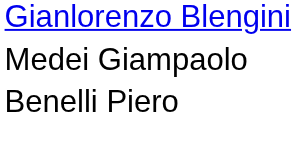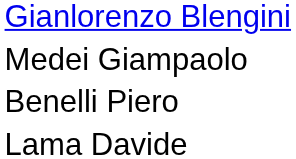+ row: (96, 144)
